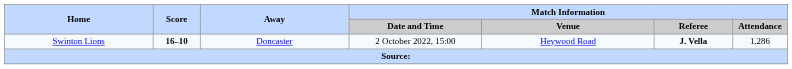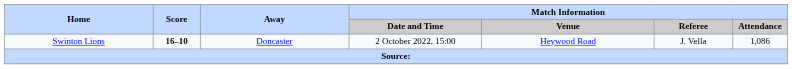(693, 41) bold -> (693, 41) normal
(760, 41) 1,286 -> (760, 41) 1,086
